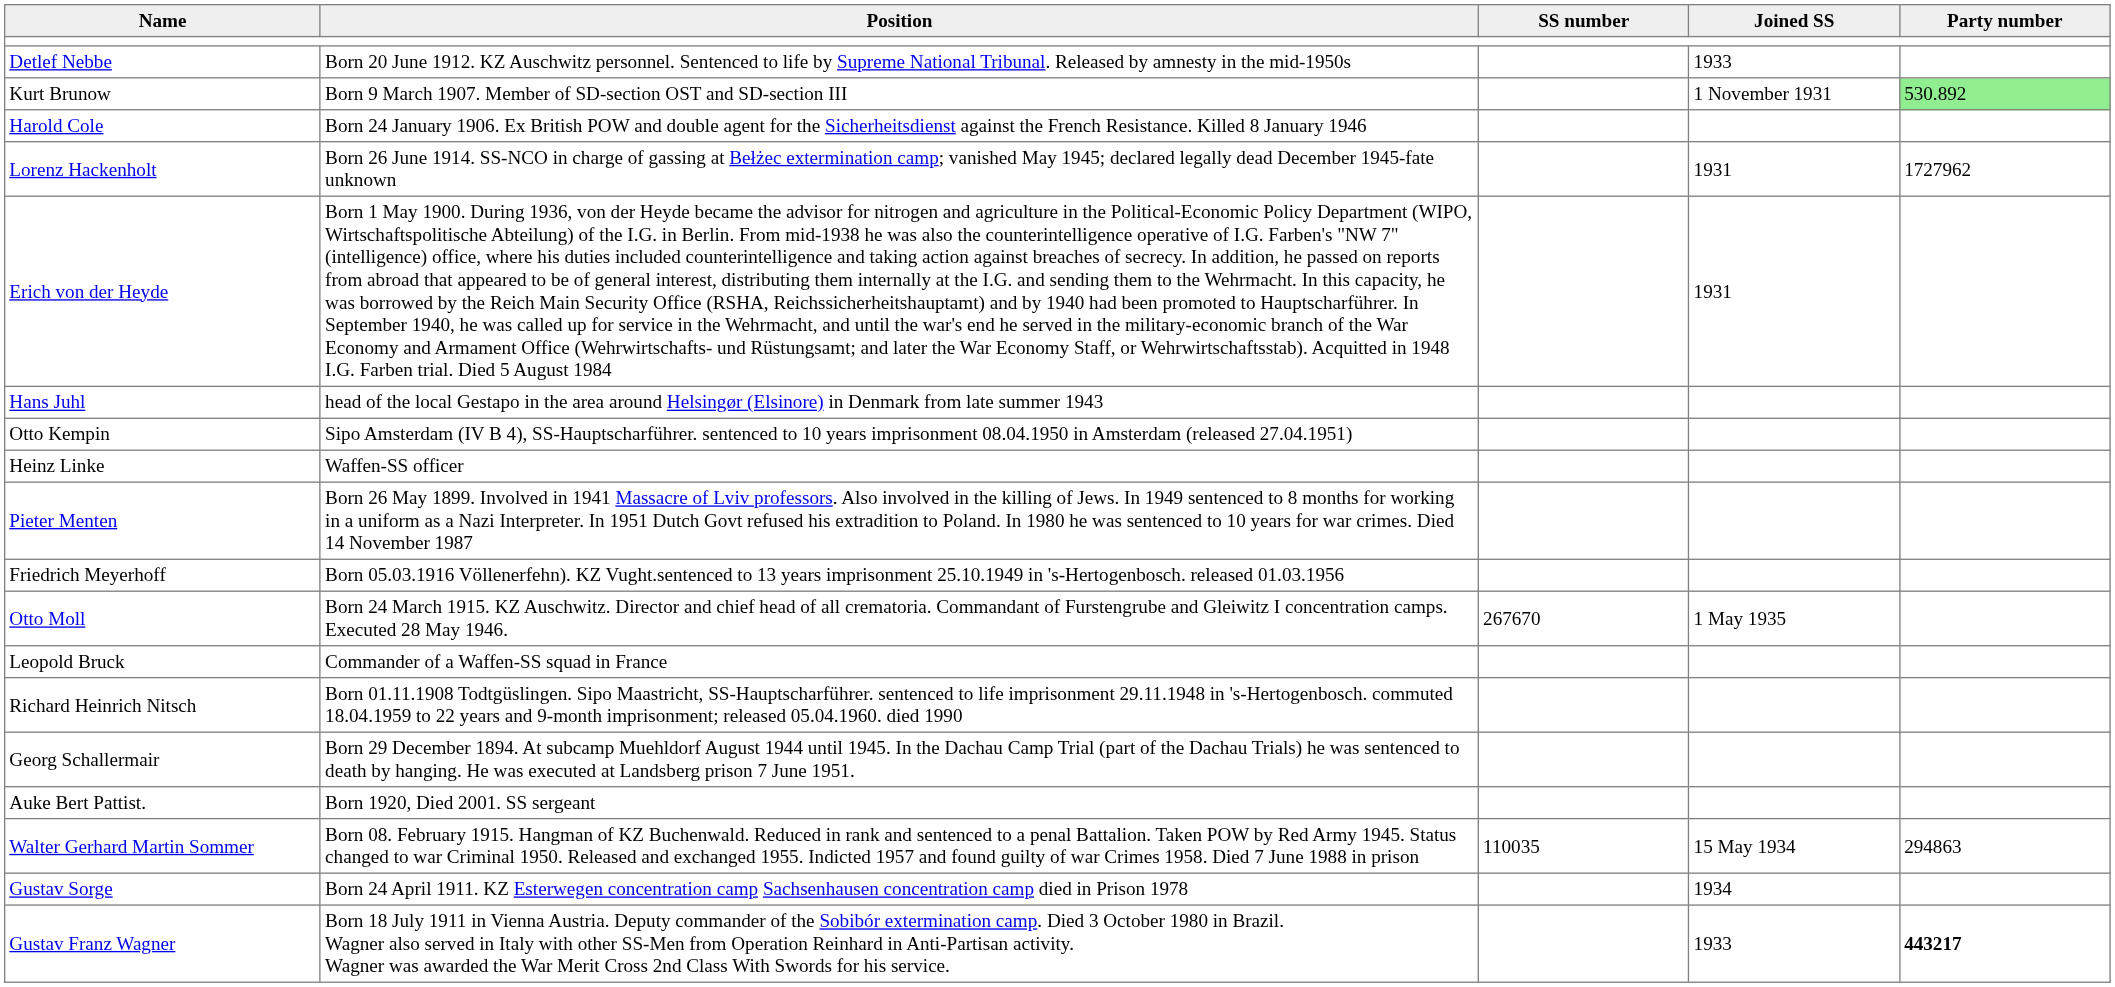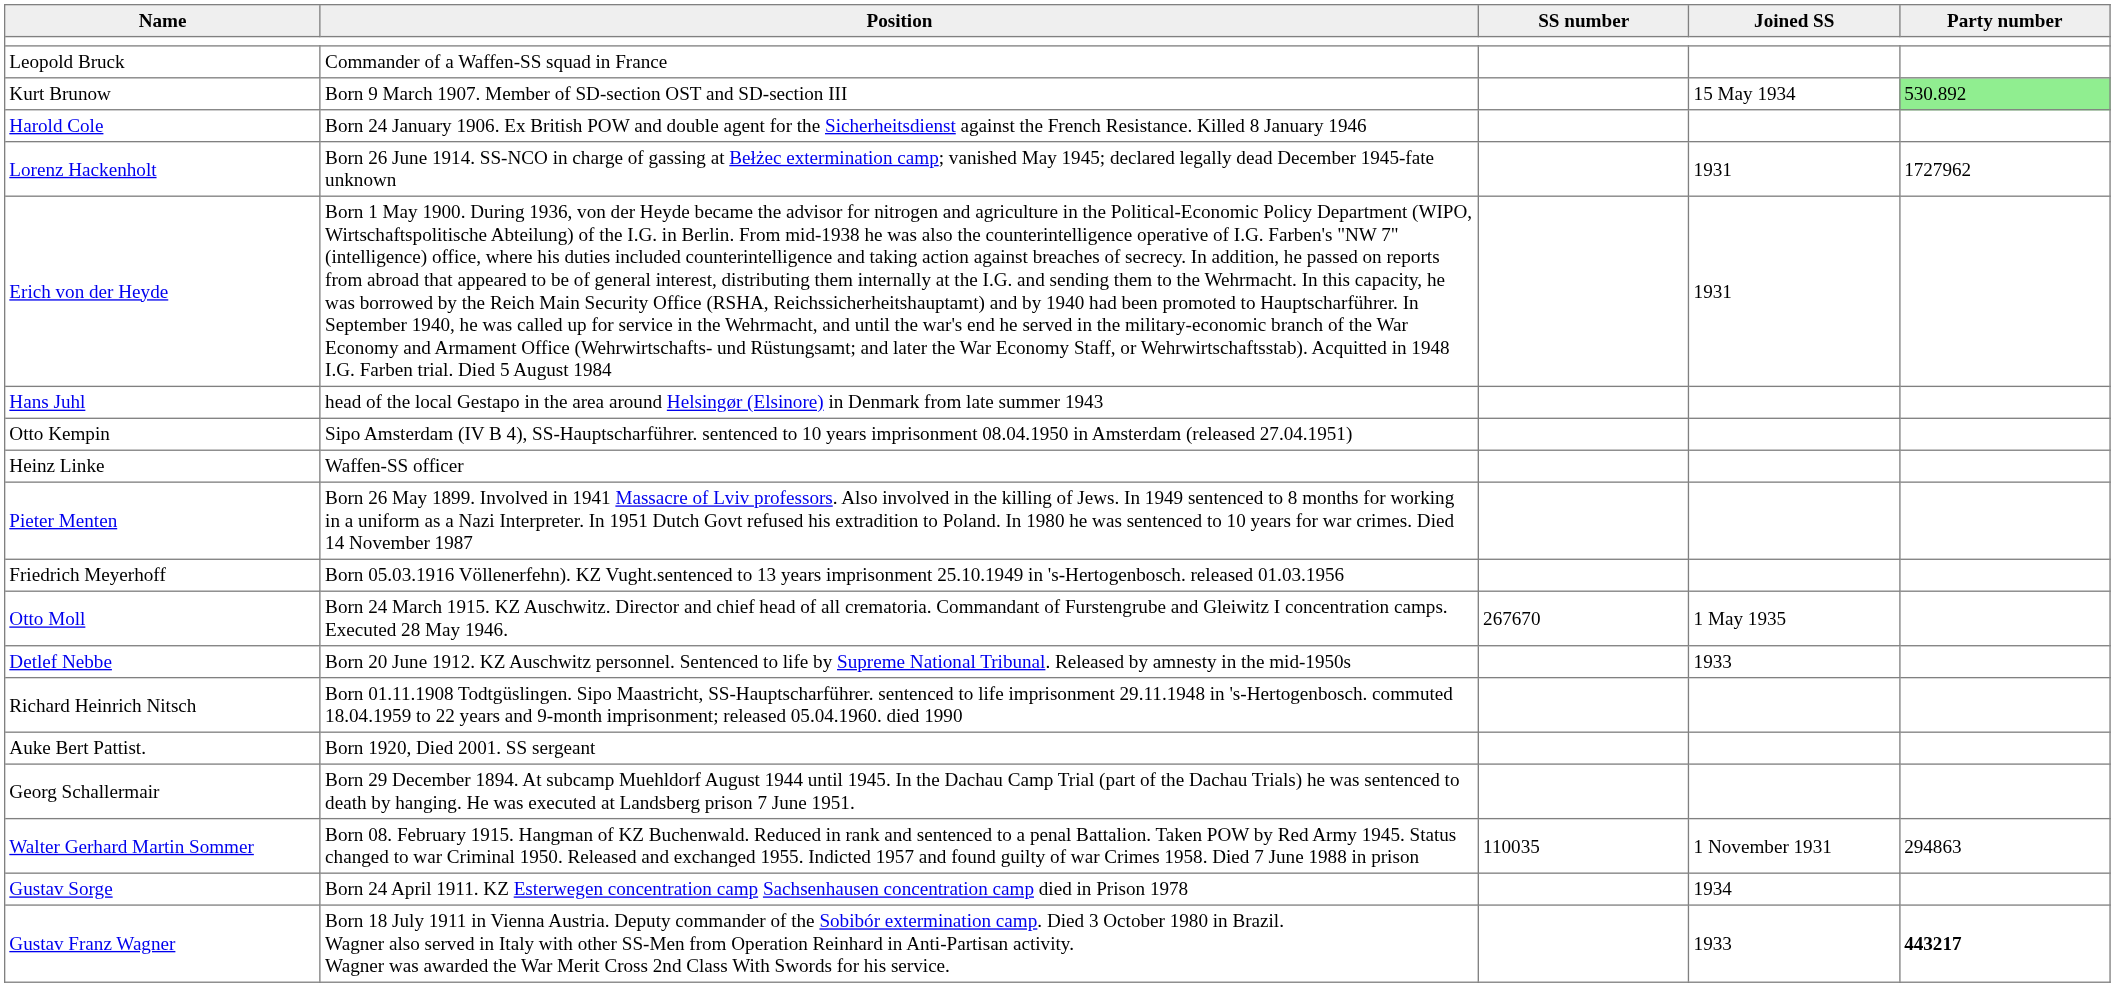rows swapped: (67, 661) <-> (61, 61)
(1763, 93) 1 November 1931 -> (1745, 93) 15 May 1934
rows swapped: (78, 802) <-> (84, 759)
(1745, 845) 15 May 1934 -> (1763, 845) 1 November 1931
